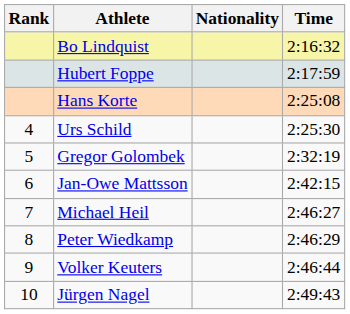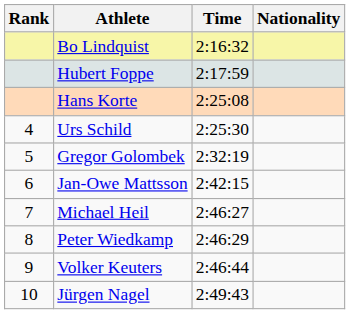columns swapped: (237, 18) <-> (314, 18)
